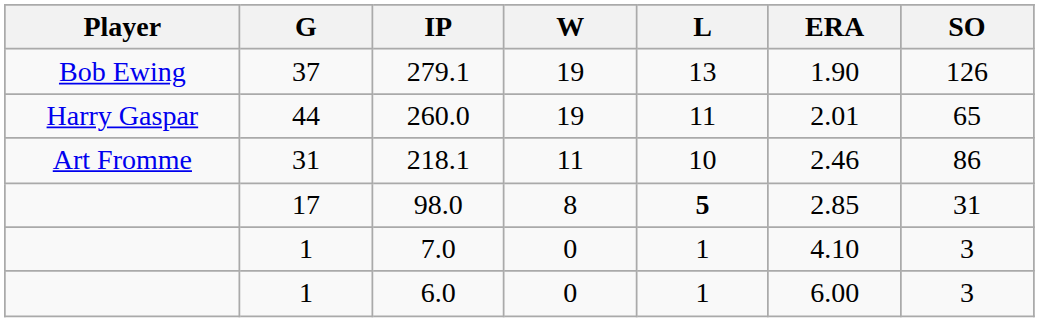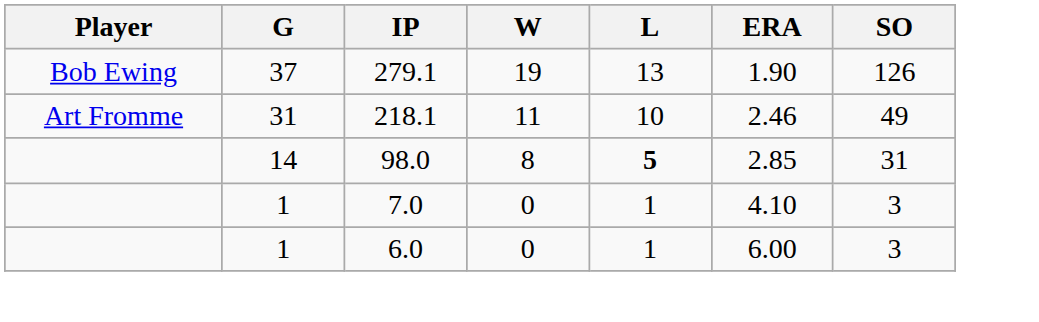- row: (438, 115)
(967, 159) 86 -> (894, 115) 49
(306, 204) 17 -> (283, 159) 14
